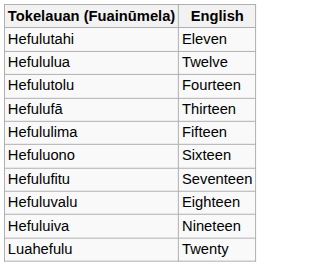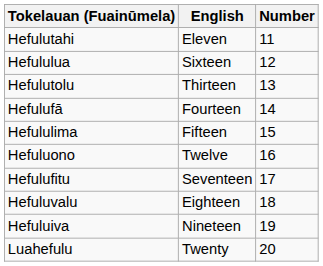+ column: (287, 16)
(205, 62) Twelve -> (207, 62) Sixteen
(211, 86) Fourteen -> (209, 86) Thirteen
(209, 109) Thirteen -> (211, 109) Fourteen
(207, 156) Sixteen -> (205, 156) Twelve
